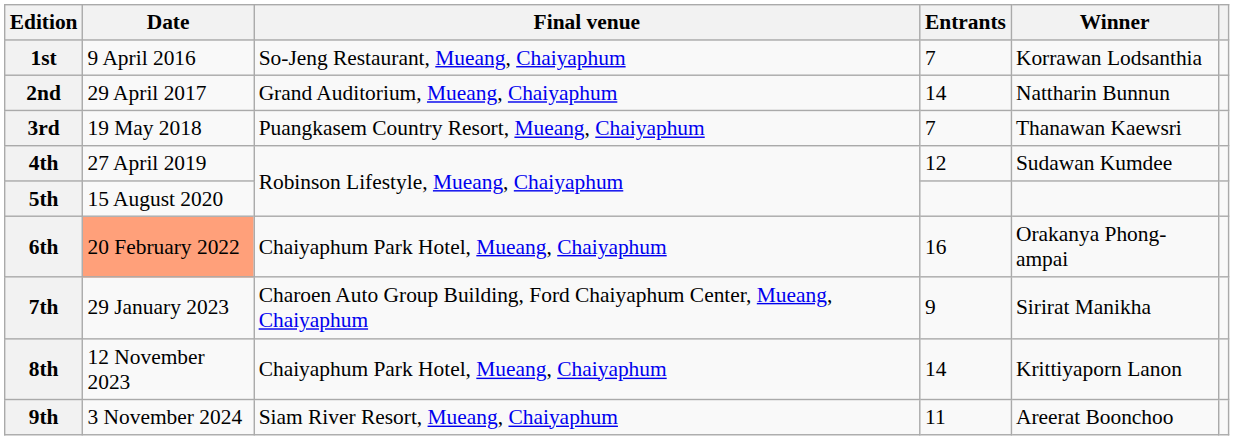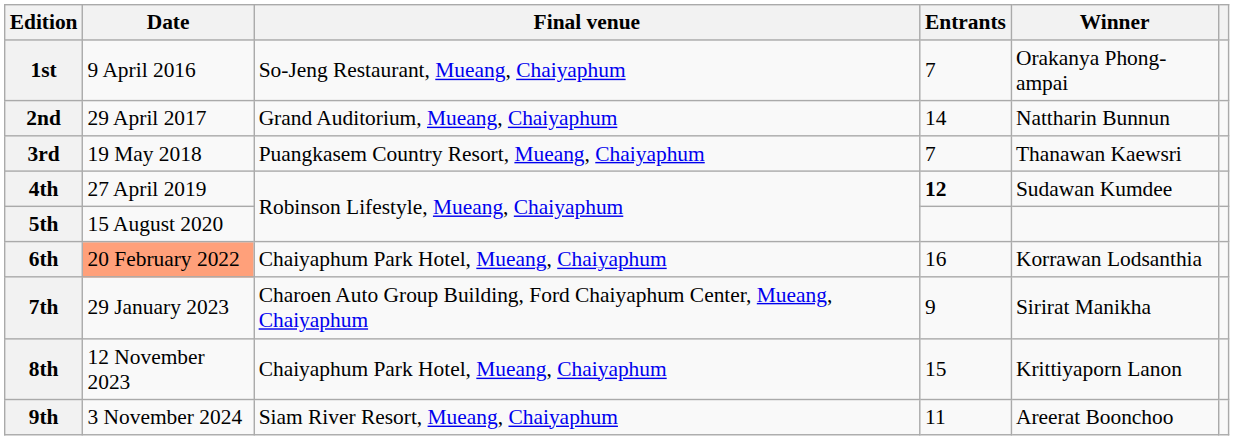(1109, 57) Korrawan Lodsanthia -> (1091, 70) Orakanya Phong-ampai
(936, 163) normal -> (936, 189) bold
(1091, 247) Orakanya Phong-ampai -> (1109, 259) Korrawan Lodsanthia
(936, 368) 14 -> (936, 368) 15
